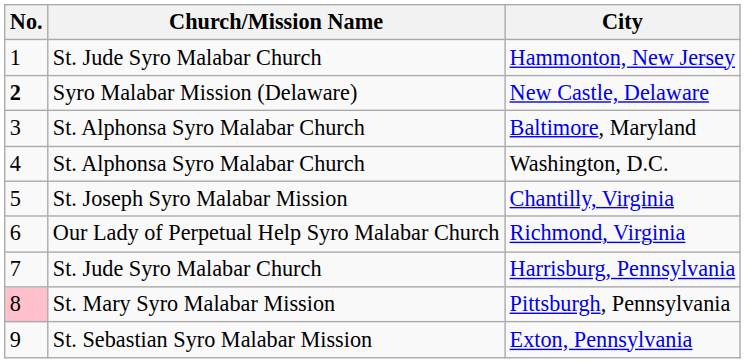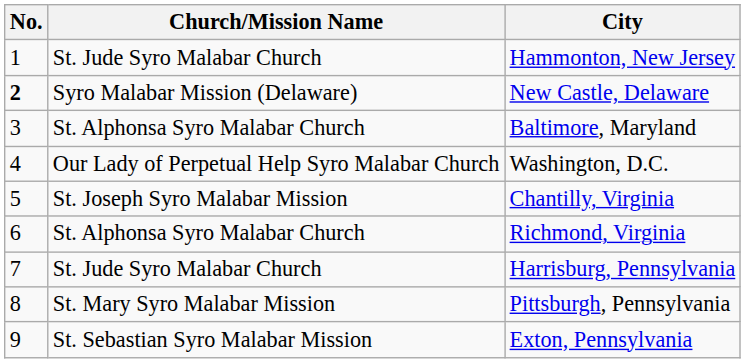(209, 163) St. Alphonsa Syro Malabar Church -> (276, 163) Our Lady of Perpetual Help Syro Malabar Church
(276, 233) Our Lady of Perpetual Help Syro Malabar Church -> (209, 233) St. Alphonsa Syro Malabar Church
(15, 304) pink background -> (15, 304) no background
